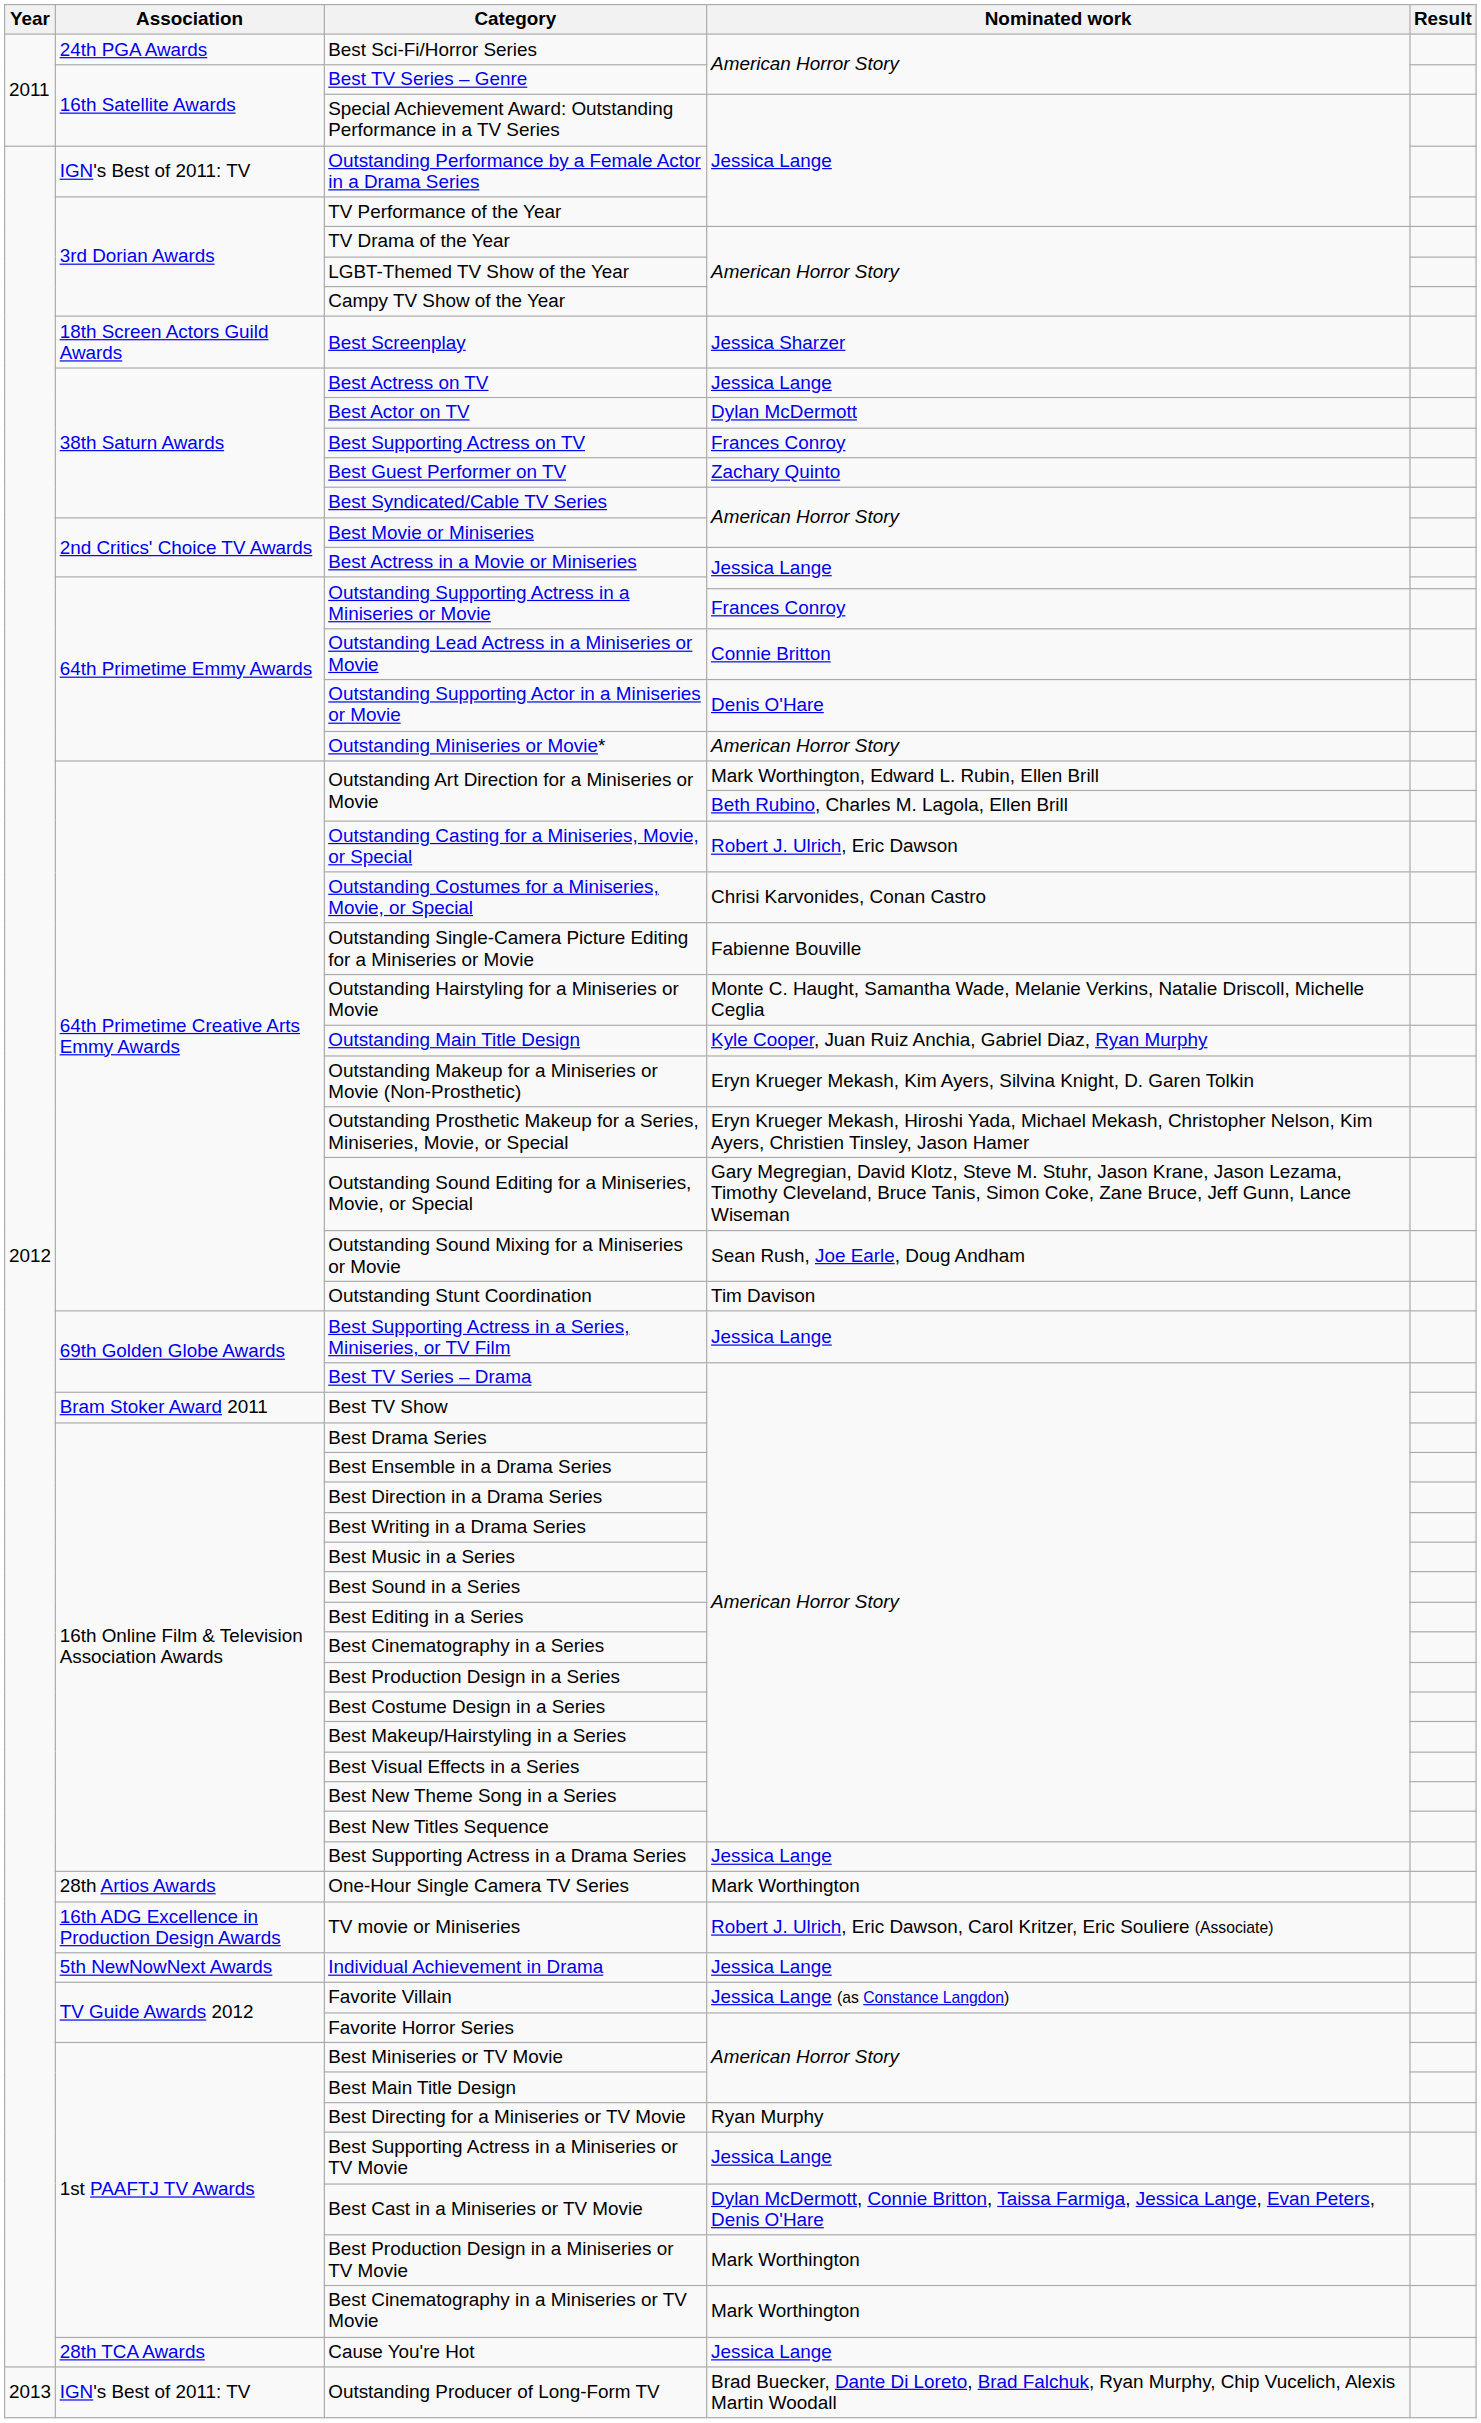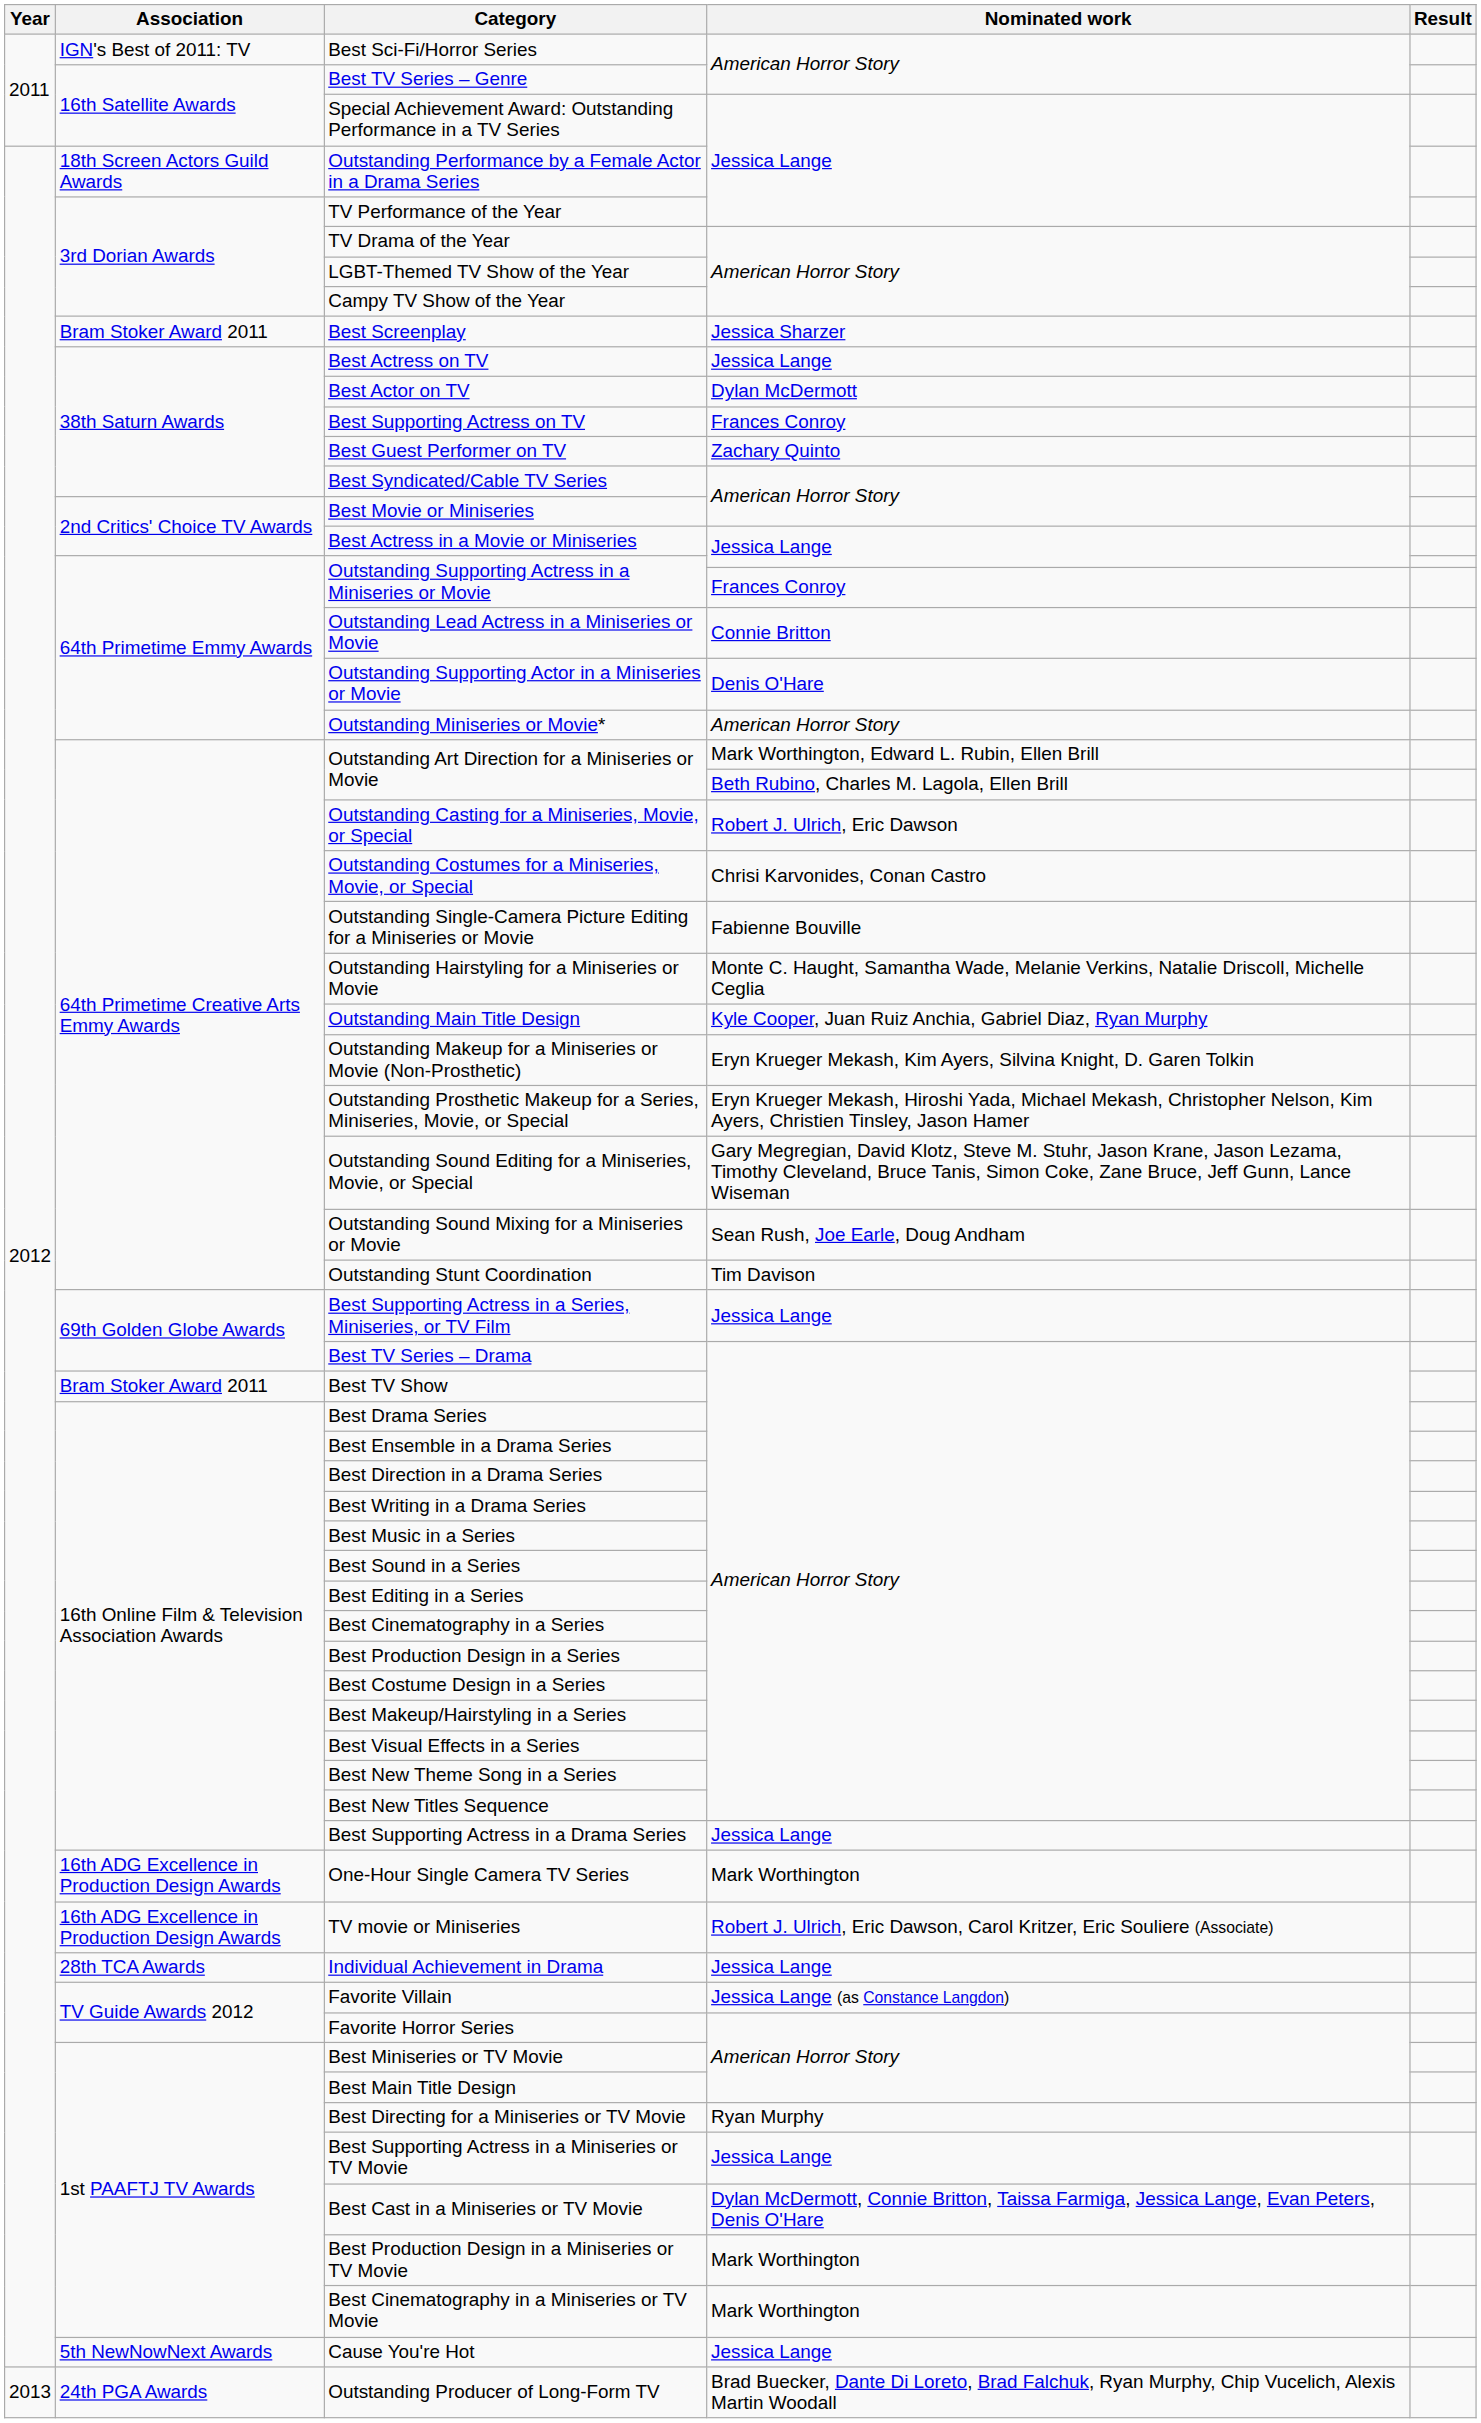(133, 49) 24th PGA Awards -> (155, 49) IGN's Best of 2011: TV
(155, 171) IGN's Best of 2011: TV -> (164, 171) 18th Screen Actors Guild Awards
(164, 342) 18th Screen Actors Guild Awards -> (164, 331) Bram Stoker Award 2011
(138, 1886) 28th Artios Awards -> (170, 1875) 16th ADG Excellence in Production Design Awards
(166, 1967) 5th NewNowNext Awards -> (132, 1967) 28th TCA Awards
(132, 2351) 28th TCA Awards -> (166, 2351) 5th NewNowNext Awards
(155, 2392) IGN's Best of 2011: TV -> (133, 2392) 24th PGA Awards
